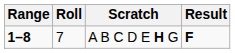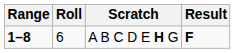(60, 37) 7 -> (60, 37) 6
